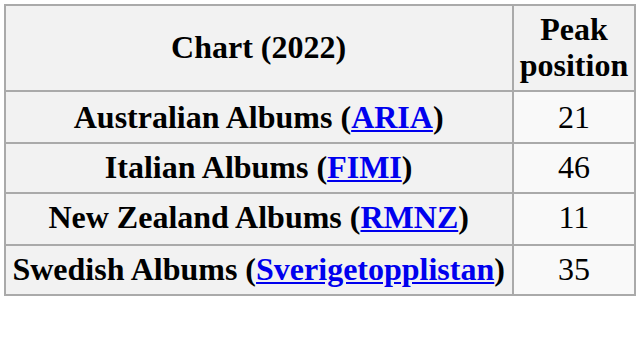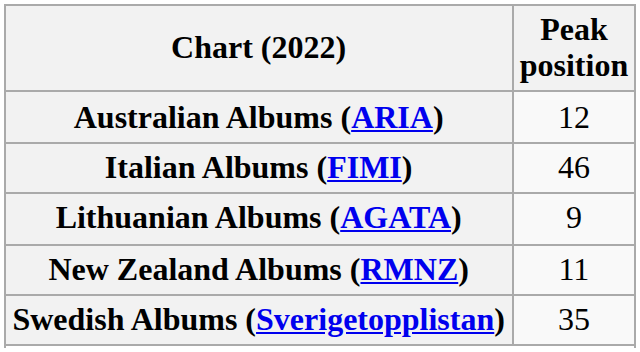(574, 116) 21 -> (574, 116) 12
+ row: (259, 218)
